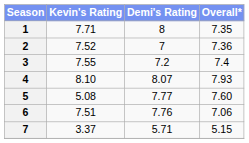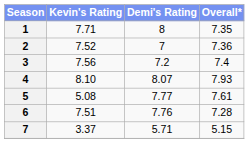(86, 63) 7.55 -> (86, 63) 7.56
(222, 96) 7.60 -> (222, 96) 7.61
(222, 113) 7.06 -> (222, 113) 7.28
